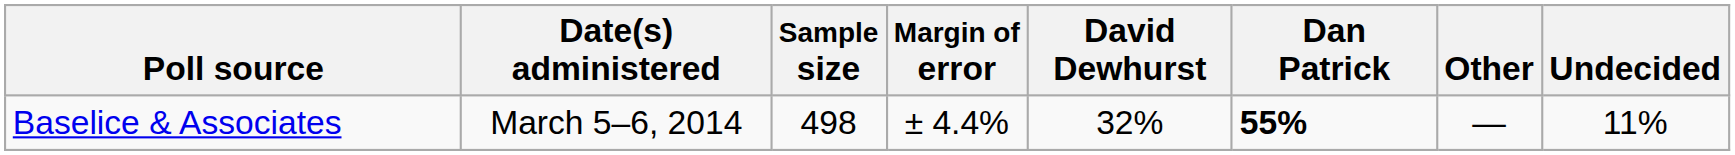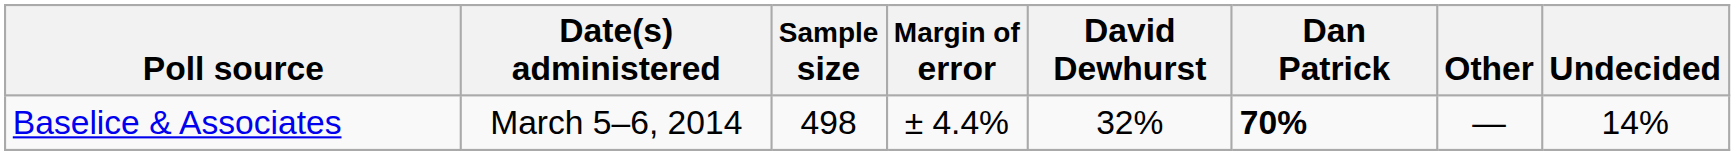(1273, 122) 55% -> (1273, 122) 70%
(1635, 122) 11% -> (1635, 122) 14%
